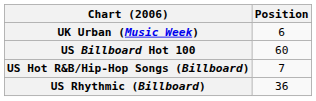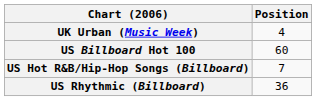(282, 32) 6 -> (282, 32) 4
